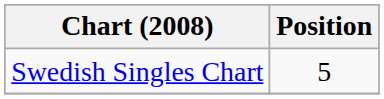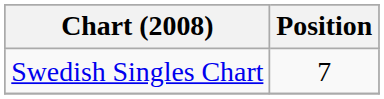(324, 70) 5 -> (324, 70) 7
